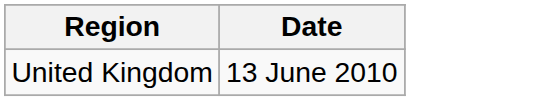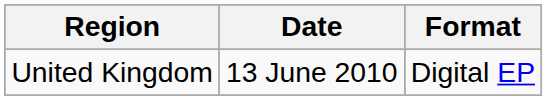+ column: (473, 26)
